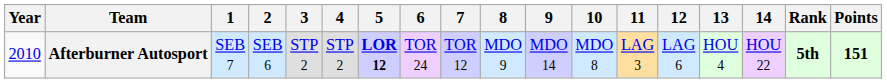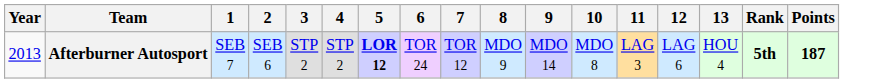- column: (764, 18)
(25, 54) 2010 -> (25, 54) 2013
(856, 54) 151 -> (813, 54) 187
